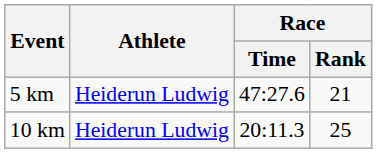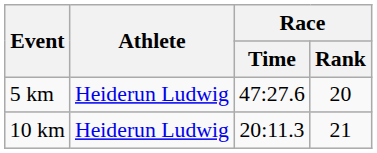(340, 94) 21 -> (340, 94) 20
(340, 130) 25 -> (340, 130) 21
